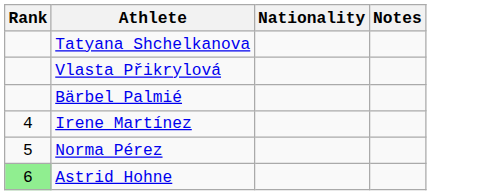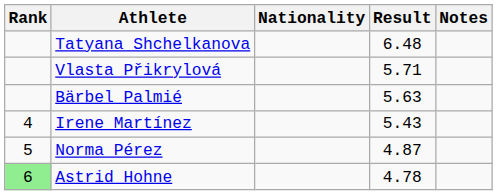+ column: (402, 18)
